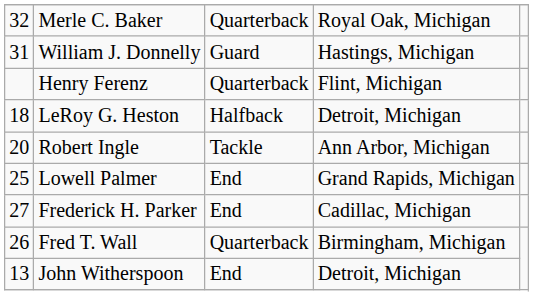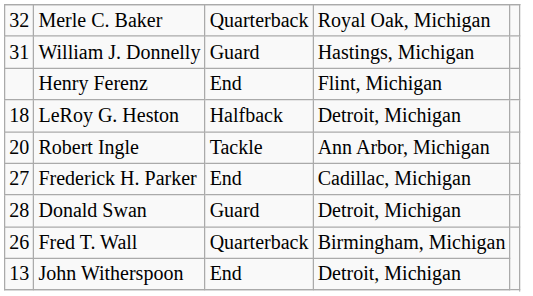(259, 83) Quarterback -> (226, 83) End
- row: (98, 178)
+ row: (93, 210)
